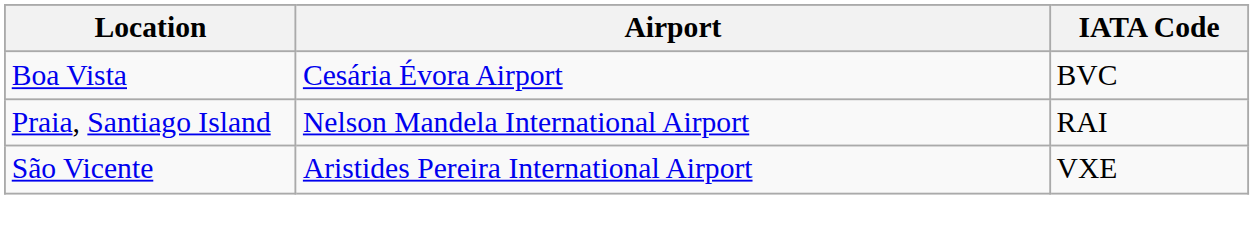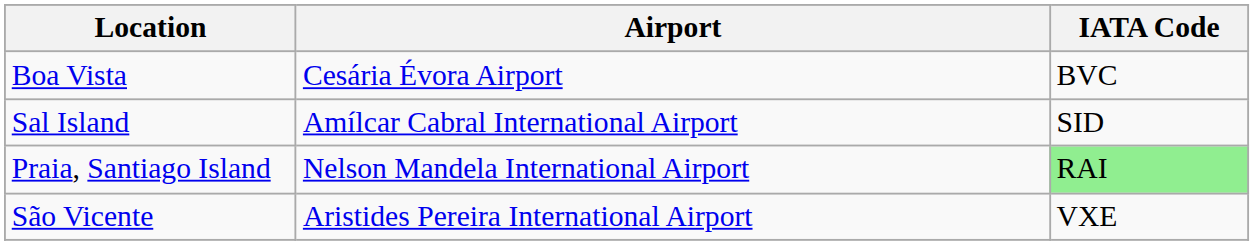+ row: (71, 121)
(1082, 121) no background -> (1082, 168) lightgreen background
